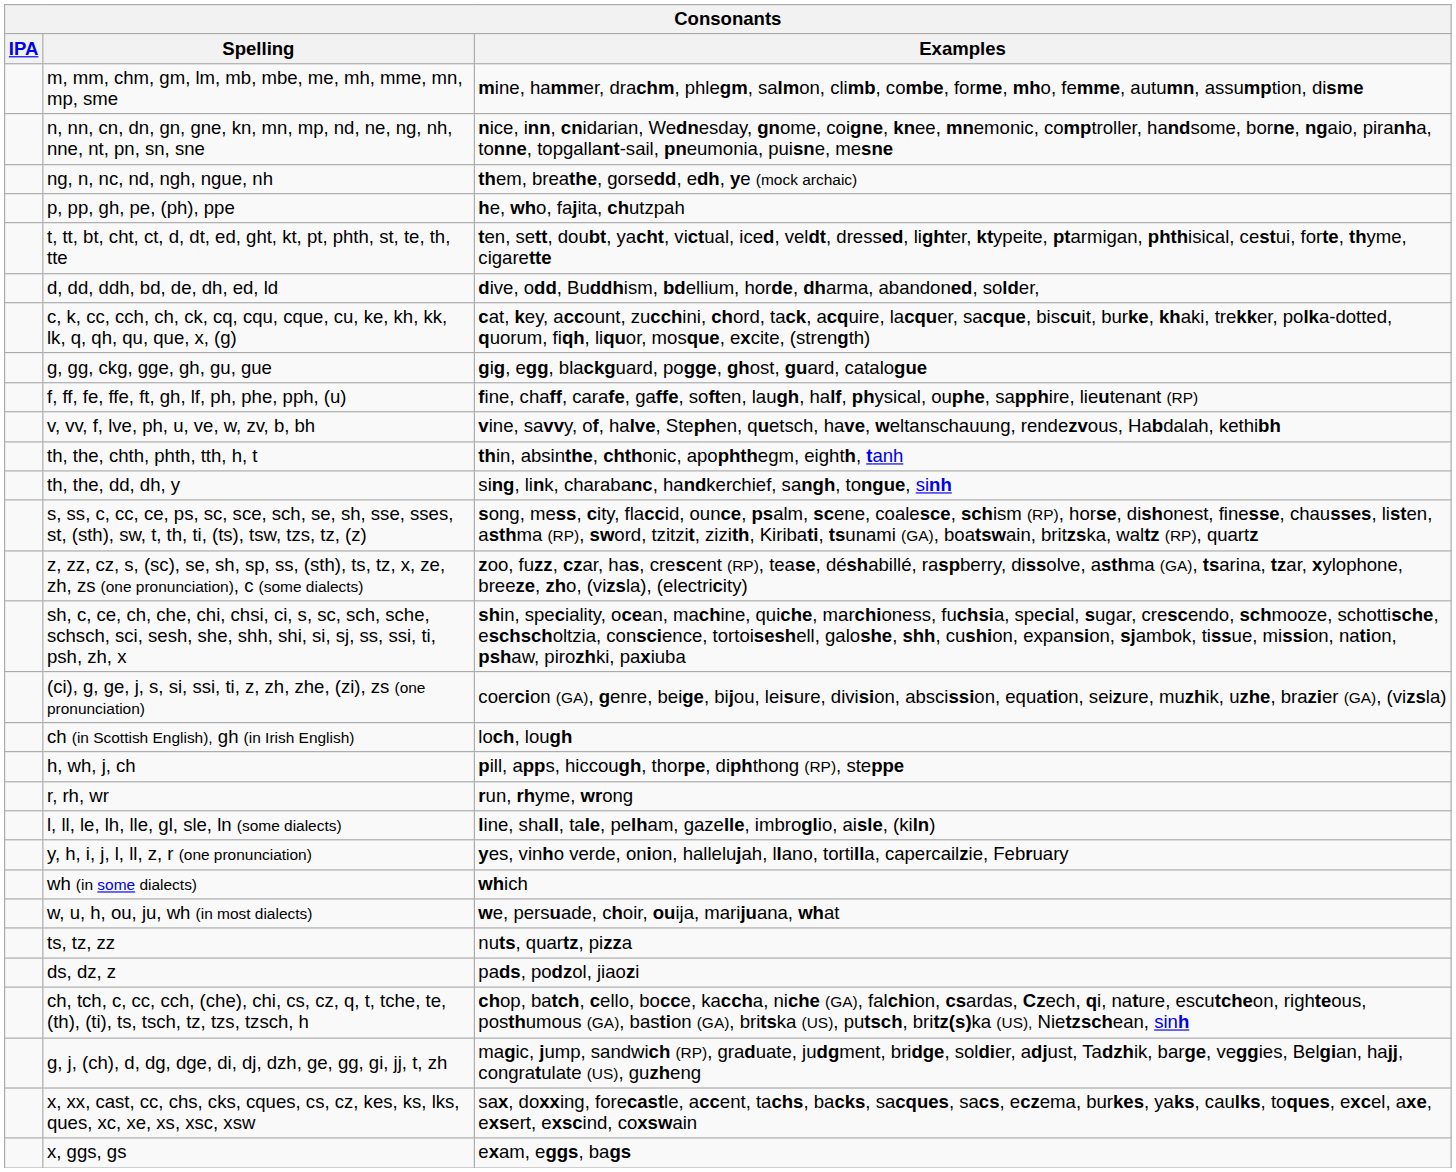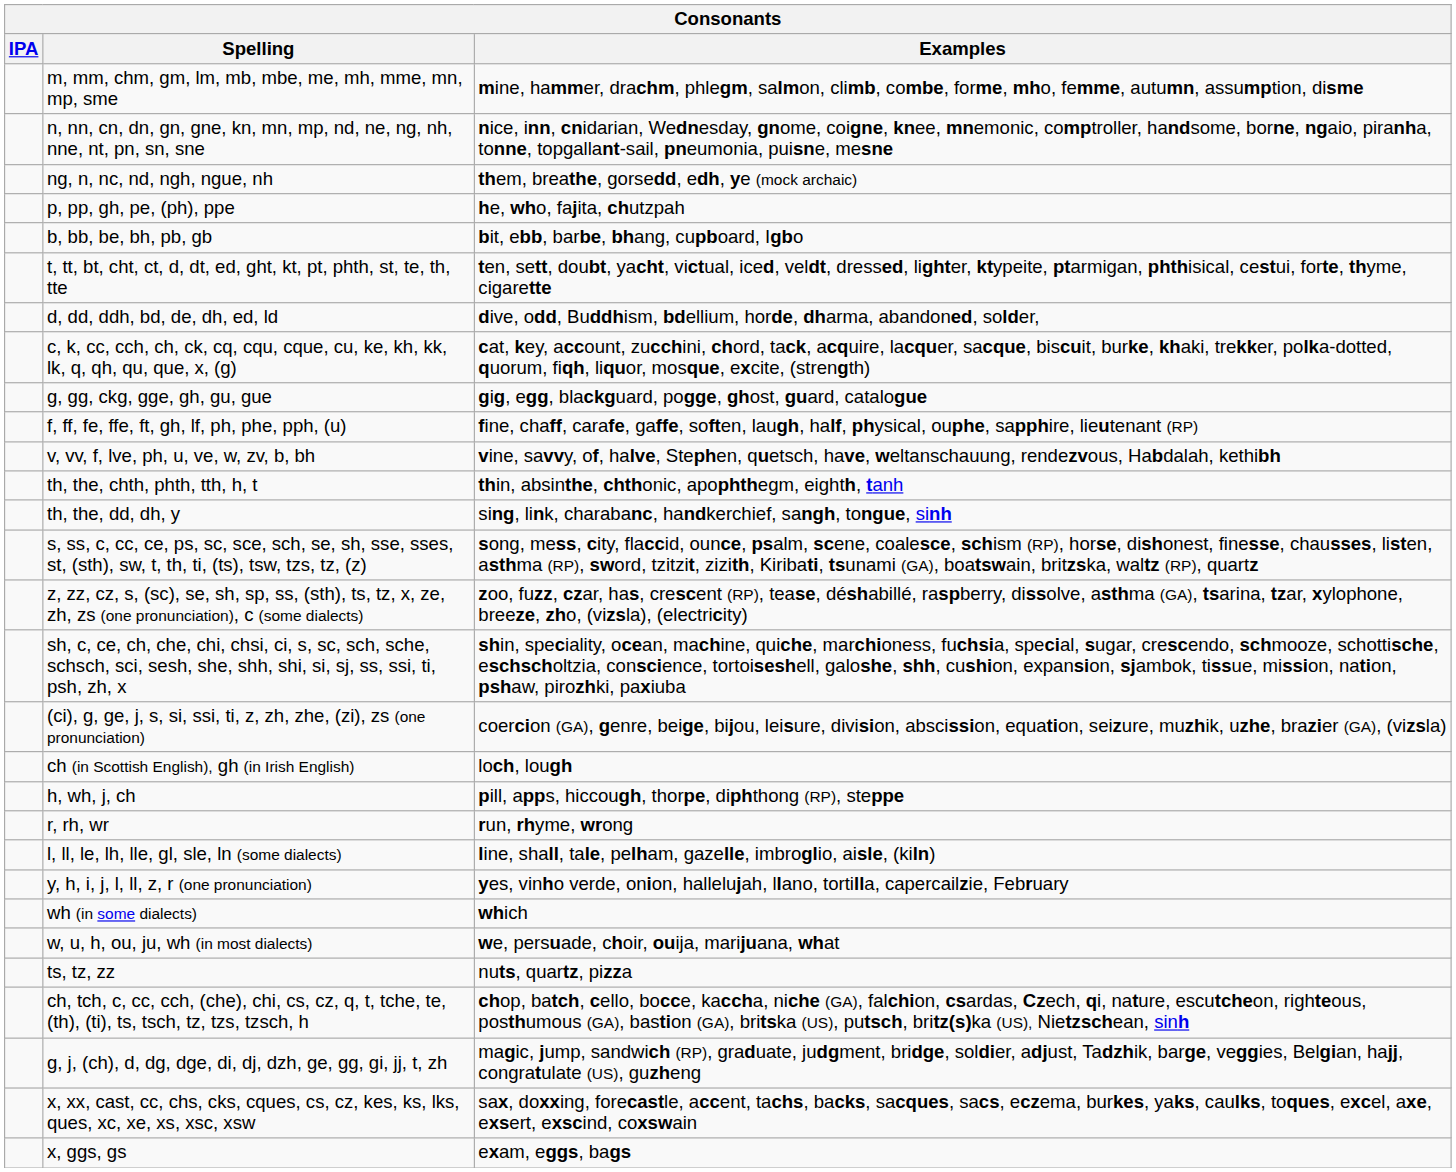+ row: (130, 237)
- row: (82, 972)
